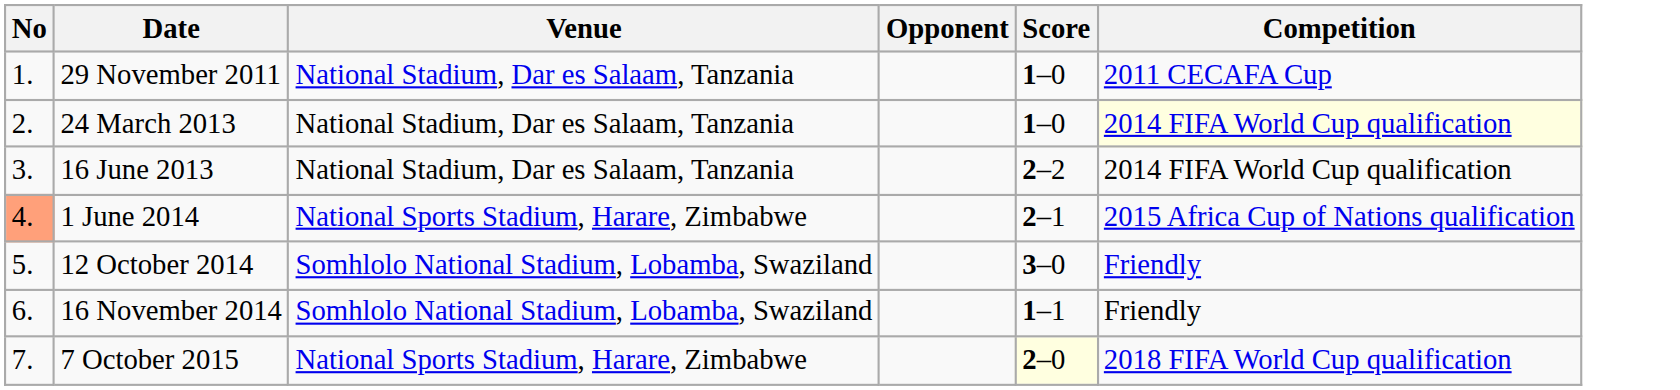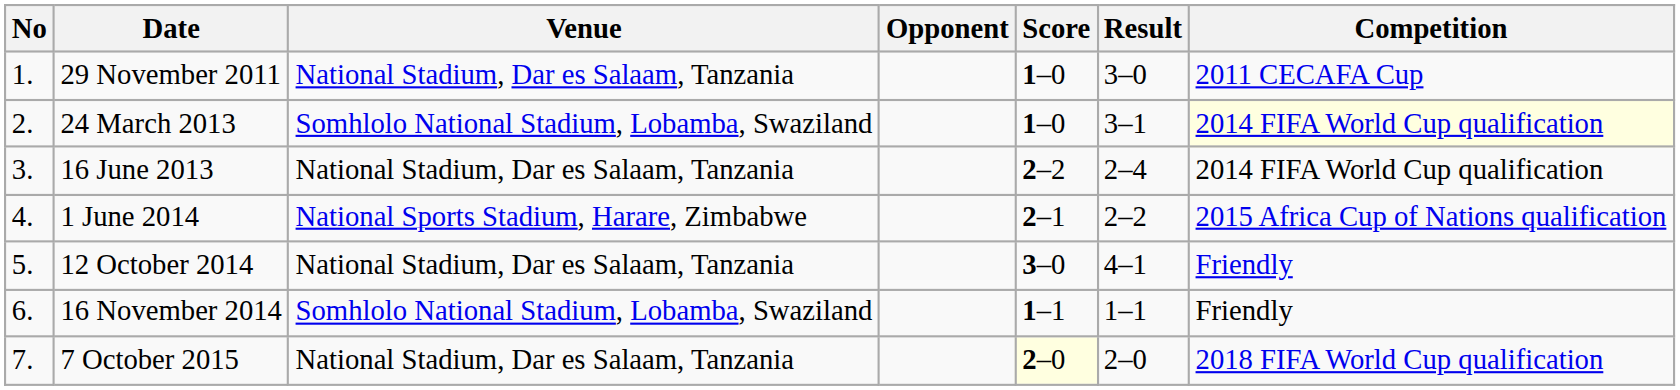+ column: (1143, 27)
(545, 122) National Stadium, Dar es Salaam, Tanzania -> (584, 122) Somhlolo National Stadium, Lobamba, Swaziland
(23, 217) lightsalmon background -> (23, 217) no background
(584, 264) Somhlolo National Stadium, Lobamba, Swaziland -> (545, 264) National Stadium, Dar es Salaam, Tanzania
(551, 359) National Sports Stadium, Harare, Zimbabwe -> (545, 359) National Stadium, Dar es Salaam, Tanzania
